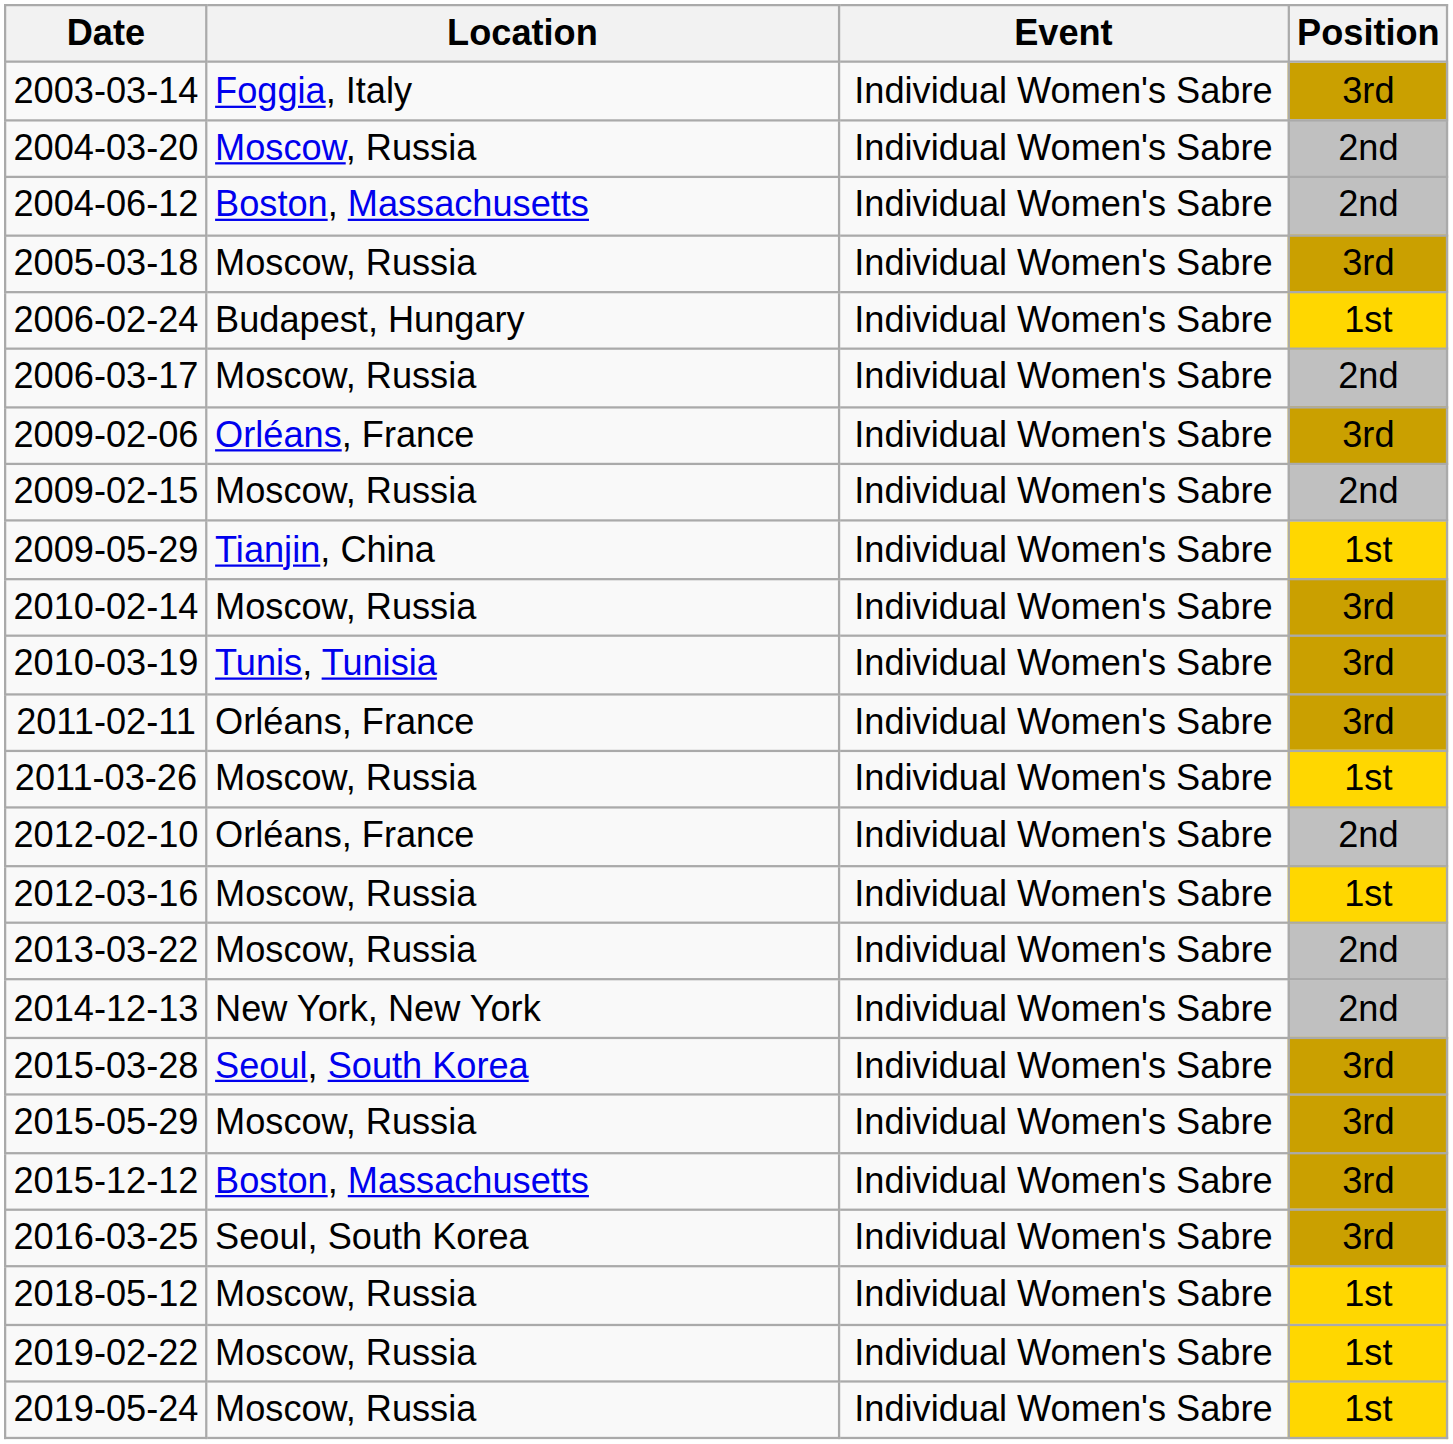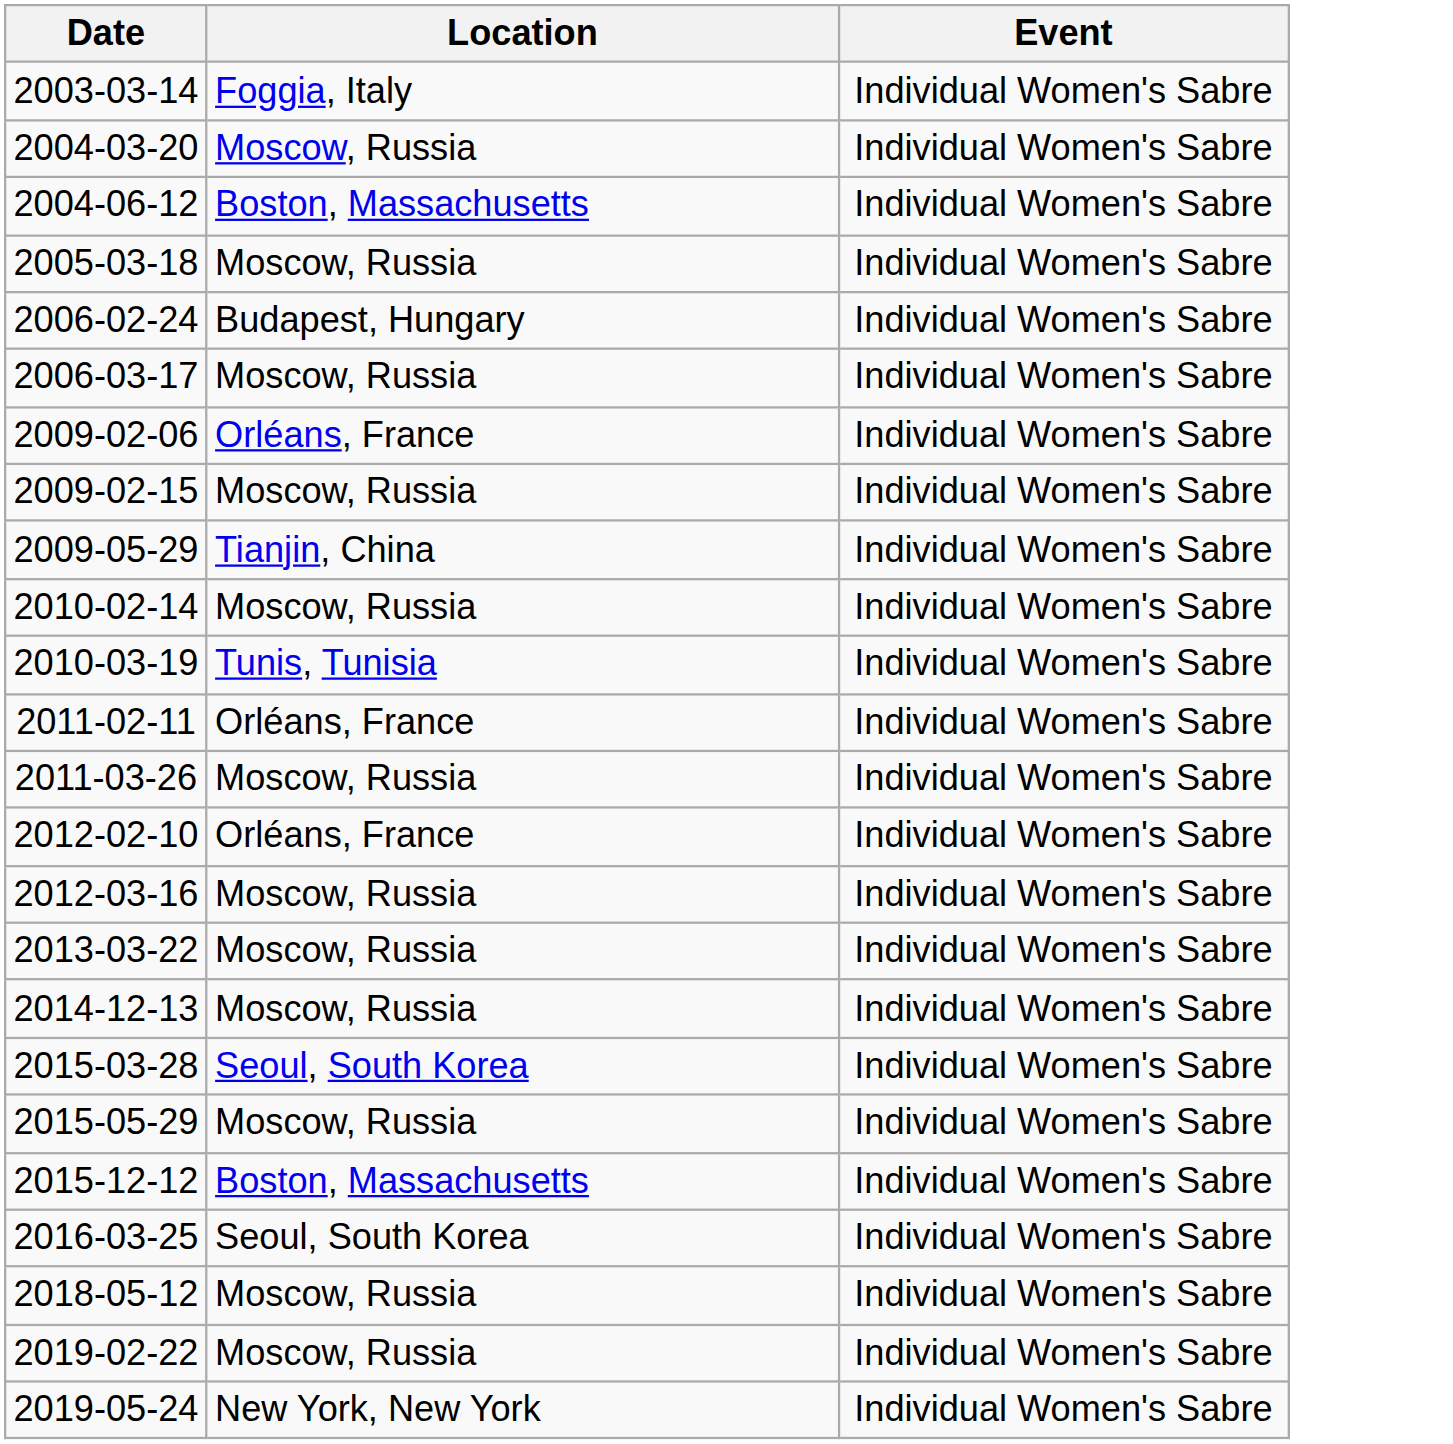- column: (1368, 33)
(378, 1008) New York, New York -> (346, 1008) Moscow, Russia
(346, 1409) Moscow, Russia -> (378, 1409) New York, New York
